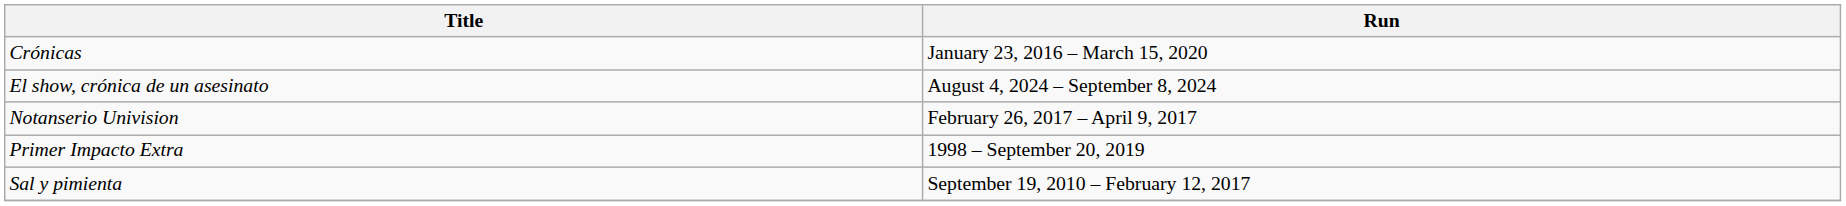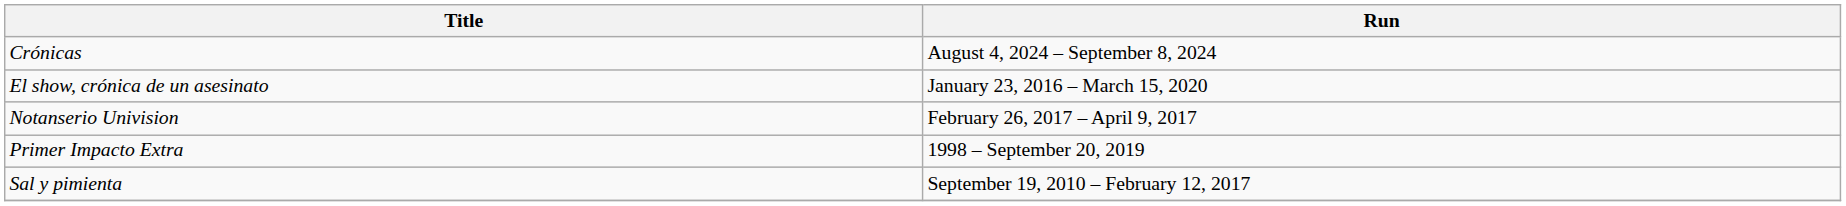(1068, 52) January 23, 2016 – March 15, 2020 -> (1072, 52) August 4, 2024 – September 8, 2024
(1072, 85) August 4, 2024 – September 8, 2024 -> (1068, 85) January 23, 2016 – March 15, 2020
